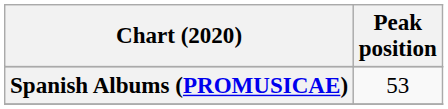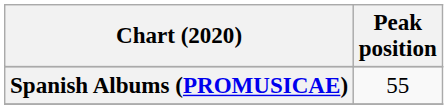(398, 85) 53 -> (398, 85) 55
